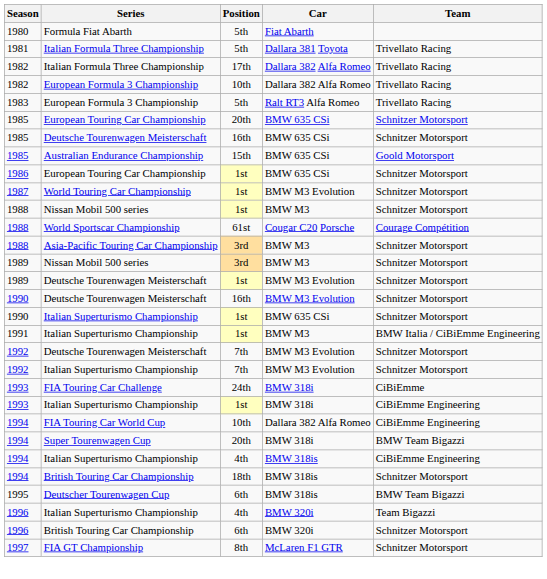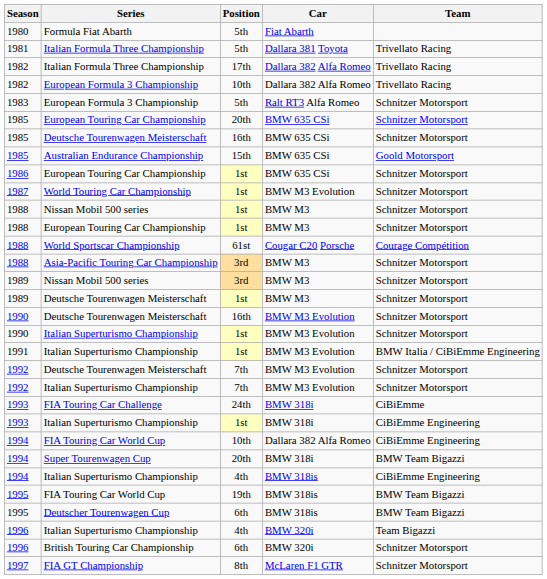(413, 102) Trivellato Racing -> (422, 102) Schnitzer Motorsport
+ row: (18, 227)
(310, 280) BMW M3 Evolution -> (287, 298) BMW M3
(297, 316) BMW 635 CSi -> (310, 334) BMW M3 Evolution
(287, 334) BMW M3 -> (310, 352) BMW M3 Evolution
- row: (18, 476)
+ row: (18, 494)
